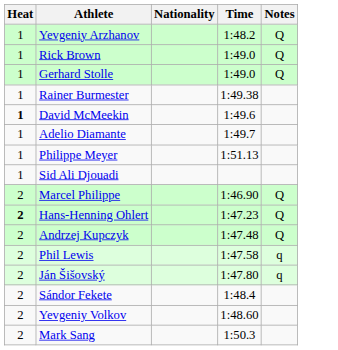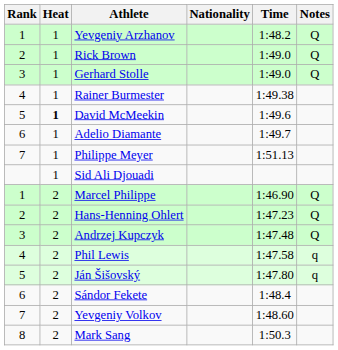+ column: (22, 14)
(20, 214) bold -> (56, 214) normal
